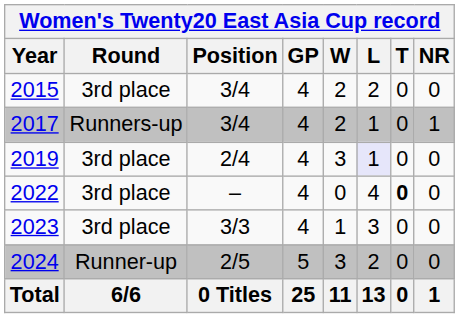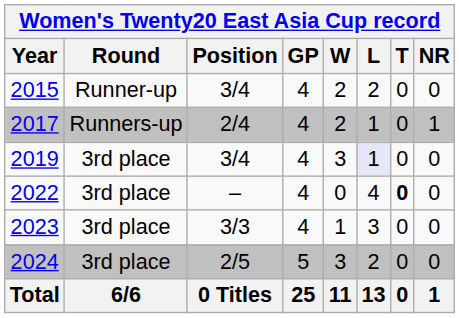(126, 90) 3rd place -> (126, 90) Runner-up
(235, 124) 3/4 -> (235, 124) 2/4
(235, 158) 2/4 -> (235, 158) 3/4
(126, 261) Runner-up -> (126, 261) 3rd place
